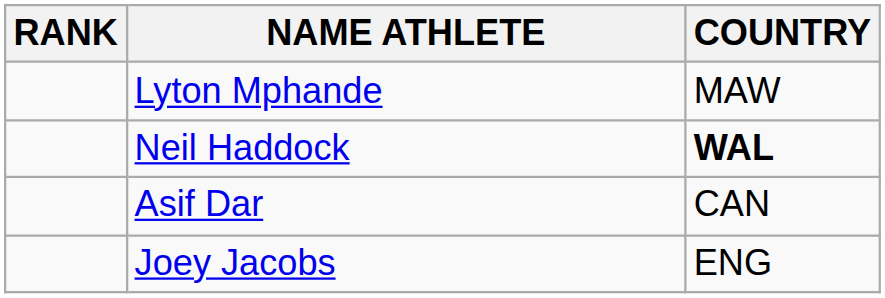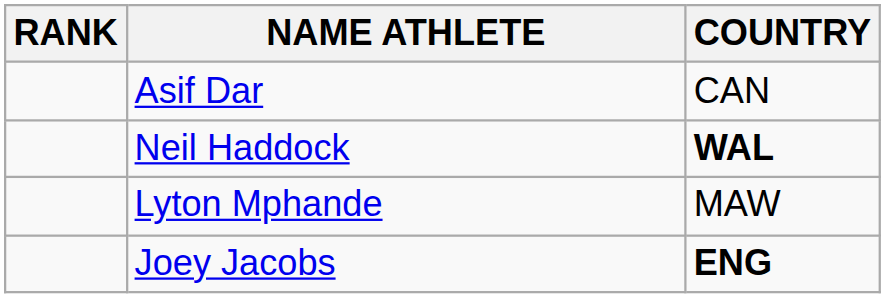rows swapped: (199, 205) <-> (259, 90)
(733, 262) normal -> (733, 262) bold
